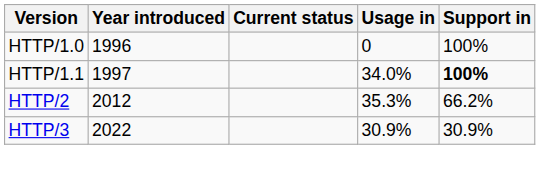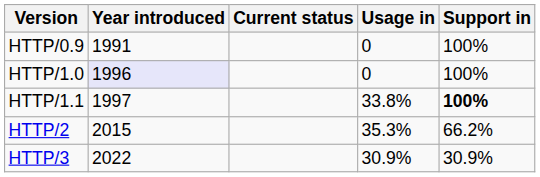+ row: (46, 46)
(112, 46) no background -> (112, 74) lavender background
(387, 74) 34.0% -> (387, 102) 33.8%
(112, 102) 2012 -> (112, 130) 2015
